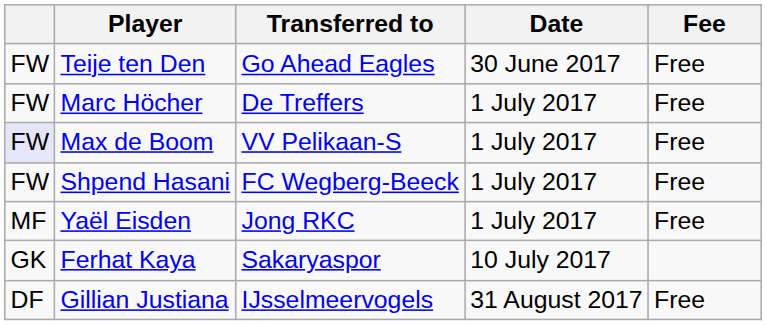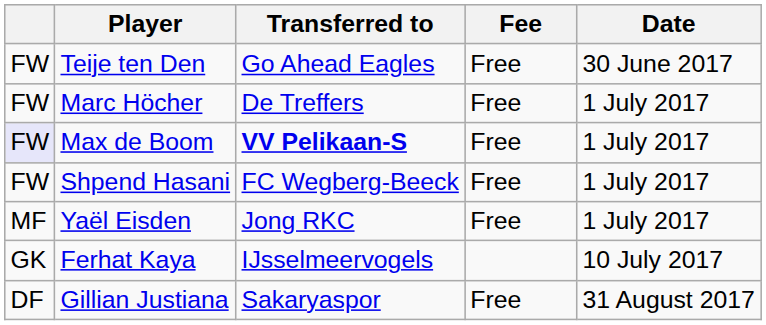columns swapped: (704, 24) <-> (556, 24)
(321, 142) normal -> (324, 142) bold
(311, 260) Sakaryaspor -> (337, 260) IJsselmeervogels
(337, 299) IJsselmeervogels -> (311, 299) Sakaryaspor
